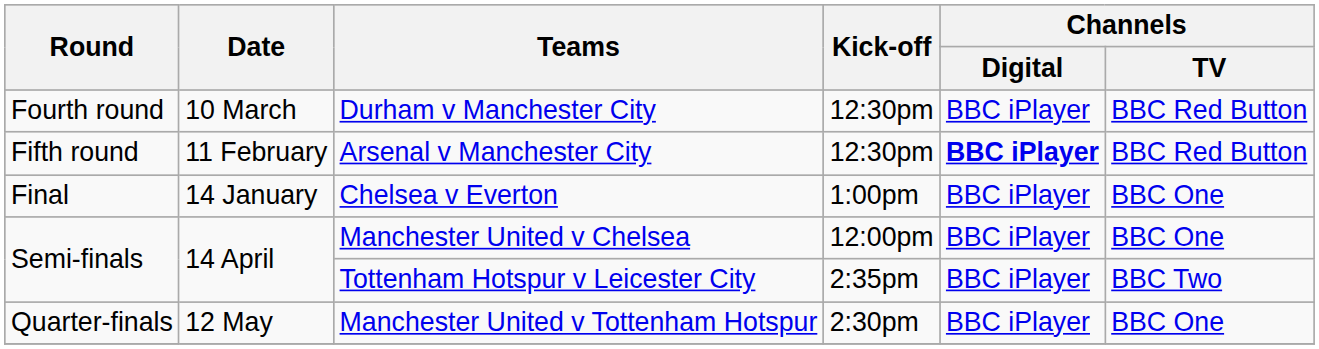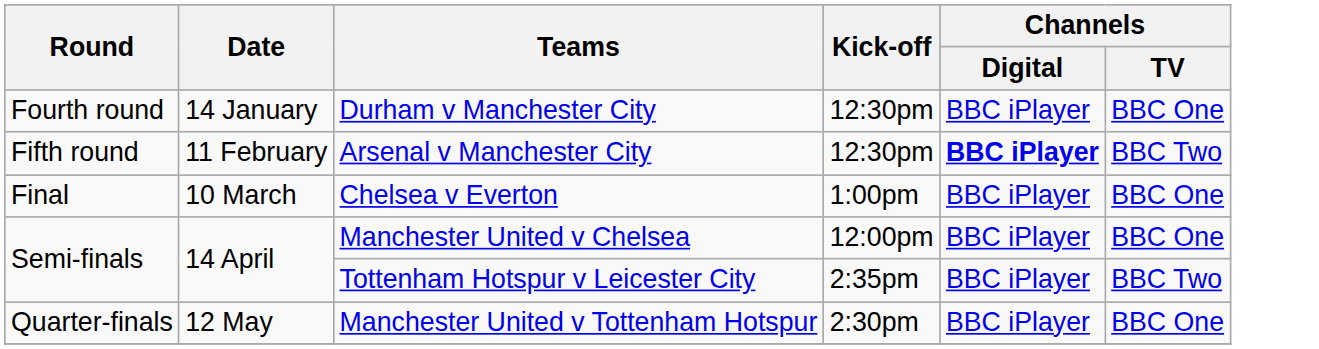(241, 110) 10 March -> (251, 110) 14 January
(1209, 110) BBC Red Button -> (1168, 110) BBC One
(1209, 152) BBC Red Button -> (1167, 152) BBC Two
(251, 195) 14 January -> (241, 195) 10 March
